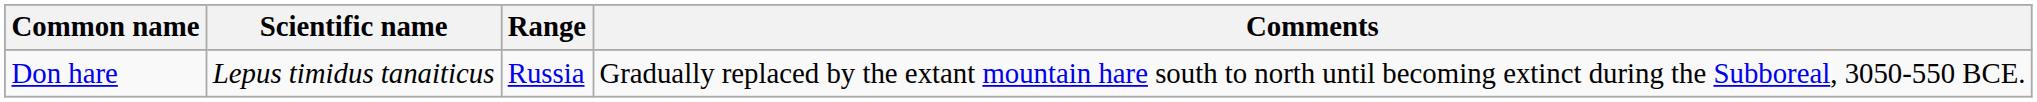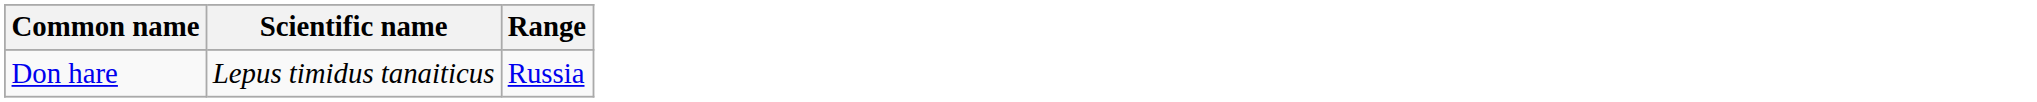- column: (1312, 27)
